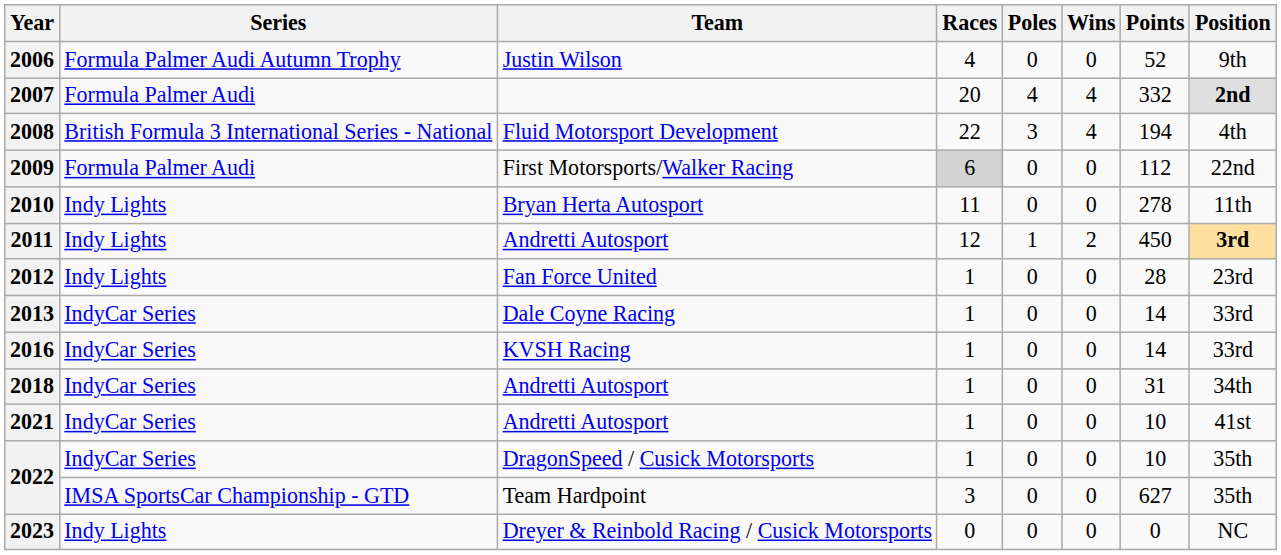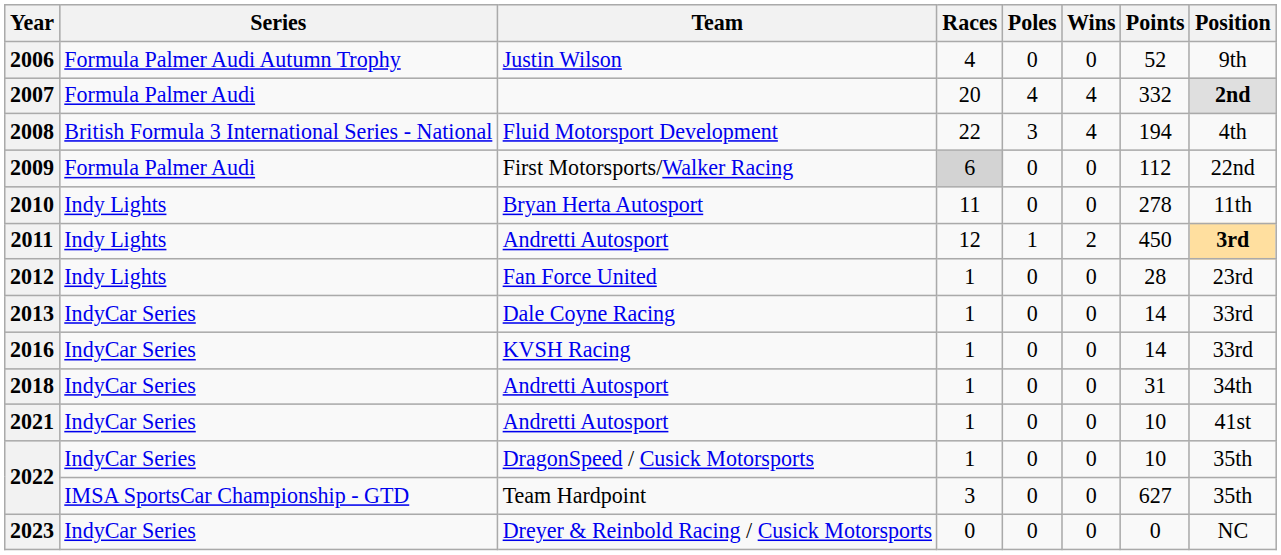(115, 531) Indy Lights -> (130, 531) IndyCar Series
